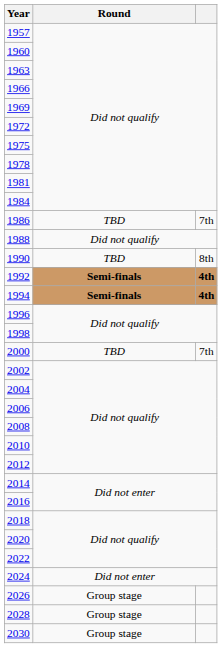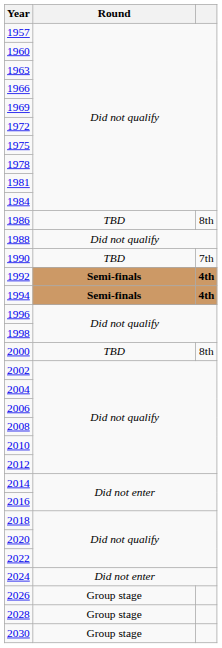(206, 220) 7th -> (206, 220) 8th
(206, 258) 8th -> (206, 258) 7th
(206, 351) 7th -> (206, 351) 8th
